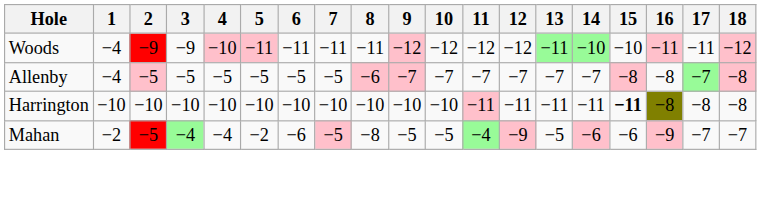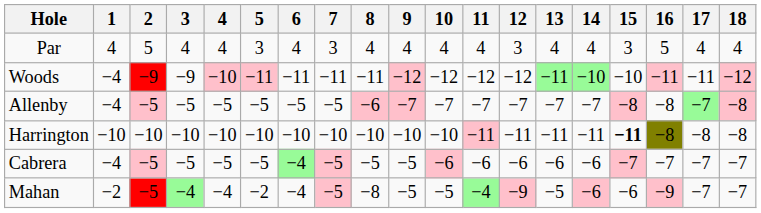+ row: (49, 47)
+ row: (38, 163)
(296, 134) −6 -> (296, 192) −4
